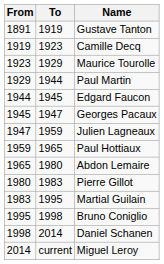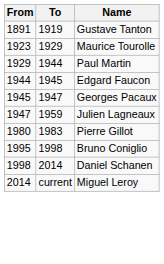- row: (109, 47)
- row: (109, 149)
- row: (113, 166)
- row: (111, 200)
